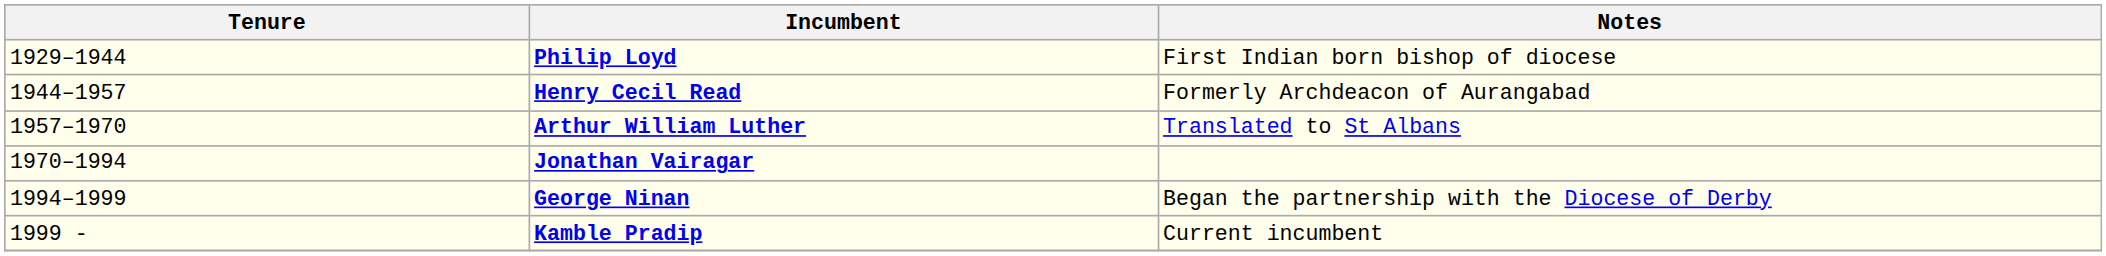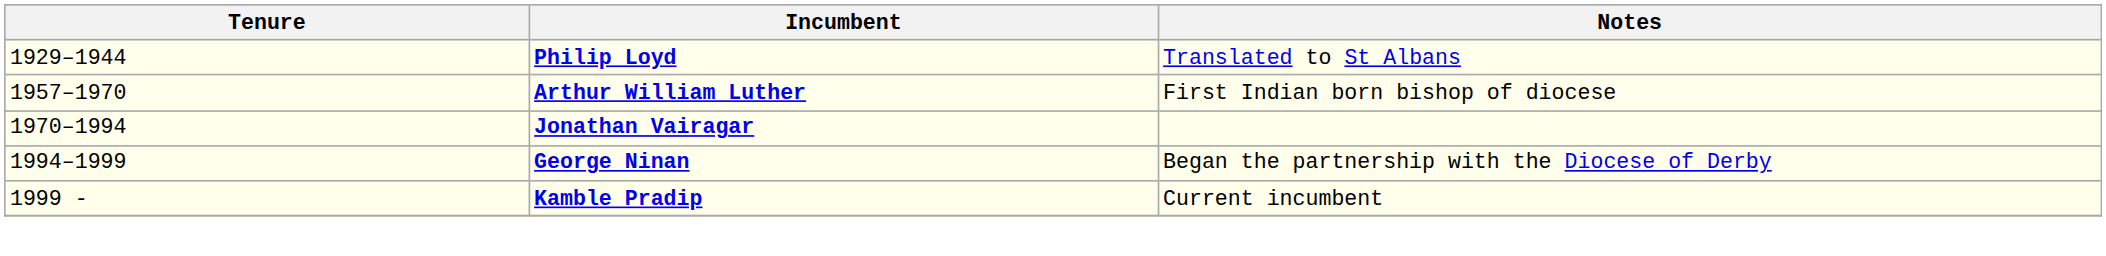(1390, 58) First Indian born bishop of diocese -> (1312, 58) Translated to St Albans
- row: (638, 93)
(1312, 128) Translated to St Albans -> (1390, 93) First Indian born bishop of diocese
